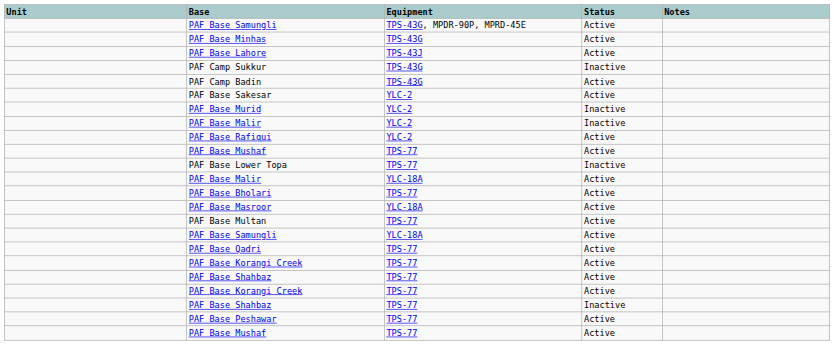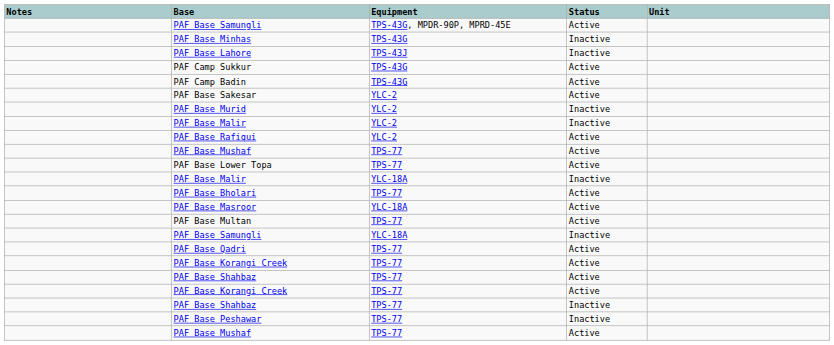columns swapped: (17, 11) <-> (677, 11)
(599, 39) Active -> (589, 39) Inactive
(599, 53) Active -> (589, 53) Inactive
(605, 67) Inactive -> (584, 67) Active
(605, 165) Inactive -> (584, 165) Active
(599, 179) Active -> (589, 179) Inactive
(599, 235) Active -> (589, 235) Inactive
(599, 319) Active -> (589, 319) Inactive
